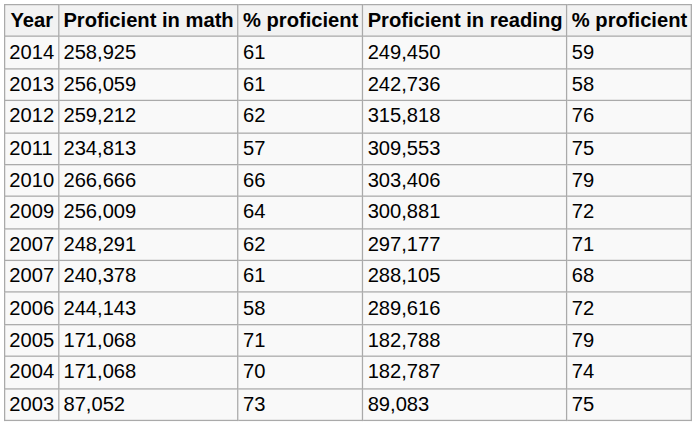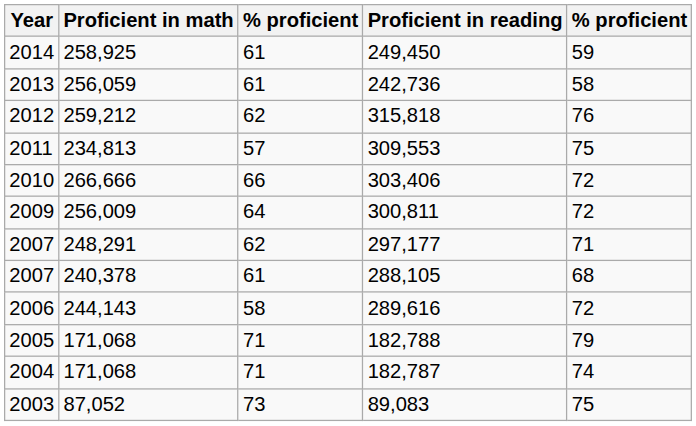(583, 180) 79 -> (583, 180) 72
(404, 212) 300,881 -> (403, 212) 300,811
(254, 372) 70 -> (254, 372) 71
